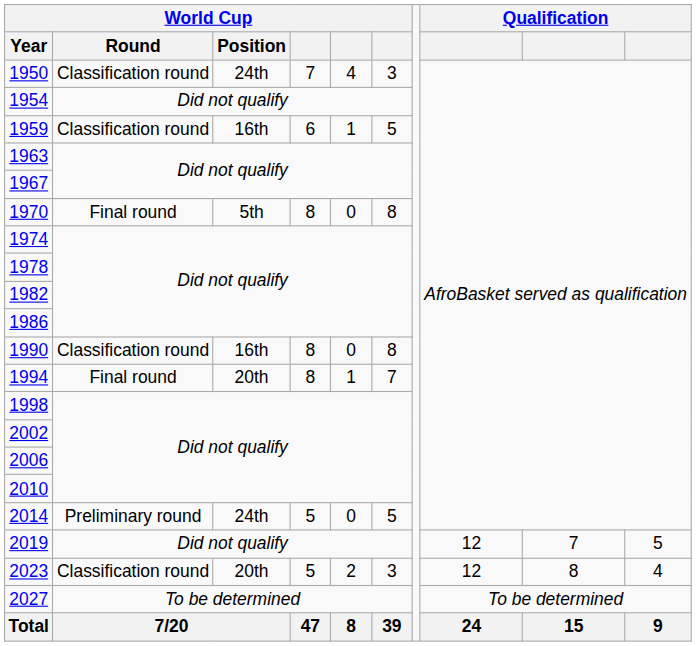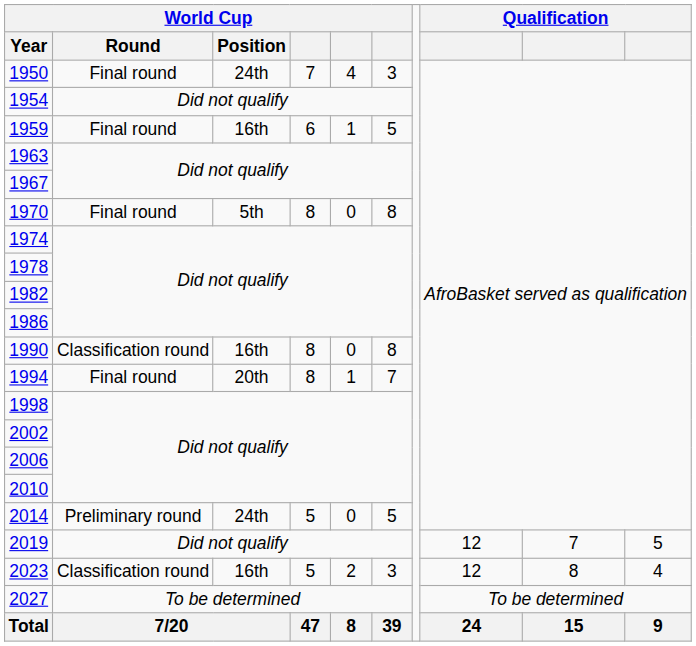(133, 73) Classification round -> (133, 73) Final round
(133, 128) Classification round -> (133, 128) Final round
(252, 571) 20th -> (252, 571) 16th
